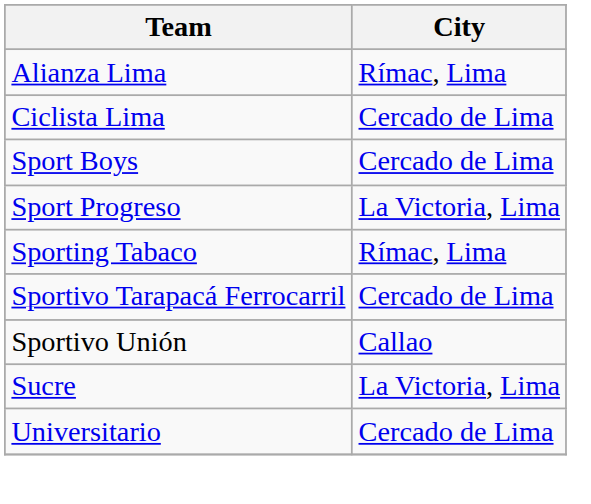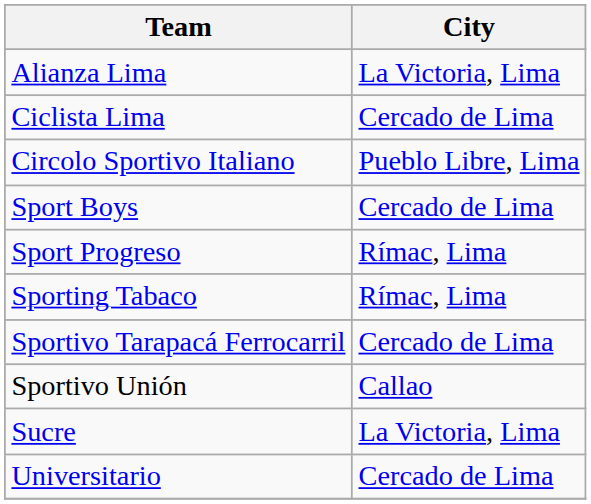(432, 71) Rímac, Lima -> (459, 71) La Victoria, Lima
+ row: (153, 161)
(459, 206) La Victoria, Lima -> (432, 251) Rímac, Lima
